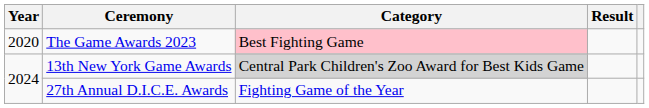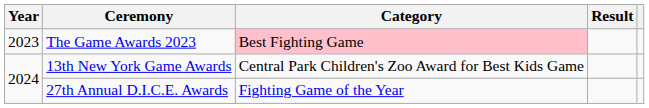(24, 41) 2020 -> (24, 41) 2023
(411, 66) lightgrey background -> (411, 66) no background
